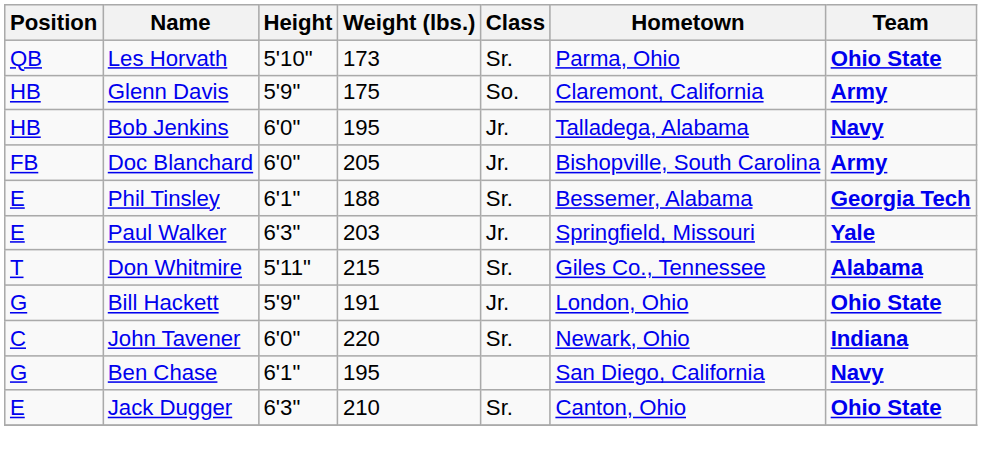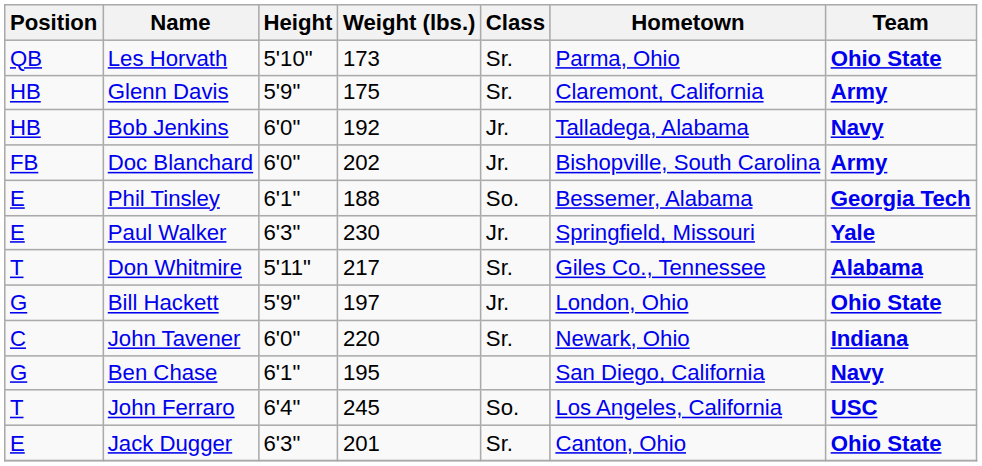(502, 93) So. -> (499, 93) Sr.
(361, 128) 195 -> (361, 128) 192
(361, 163) 205 -> (361, 163) 202
(499, 198) Sr. -> (502, 198) So.
(361, 233) 203 -> (361, 233) 230
(361, 268) 215 -> (361, 268) 217
(361, 303) 191 -> (361, 303) 197
+ row: (171, 408)
(361, 408) 210 -> (361, 443) 201
